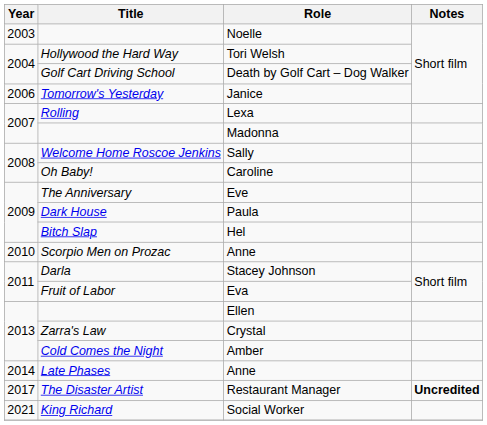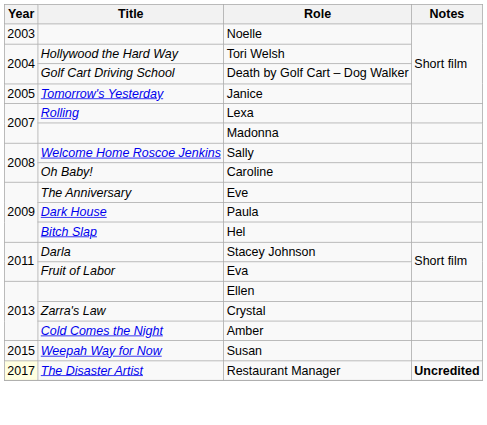(21, 93) 2006 -> (21, 93) 2005
- row: (106, 251)
- row: (75, 370)
+ row: (101, 350)
(21, 390) no background -> (21, 370) lightyellow background
- row: (77, 410)
